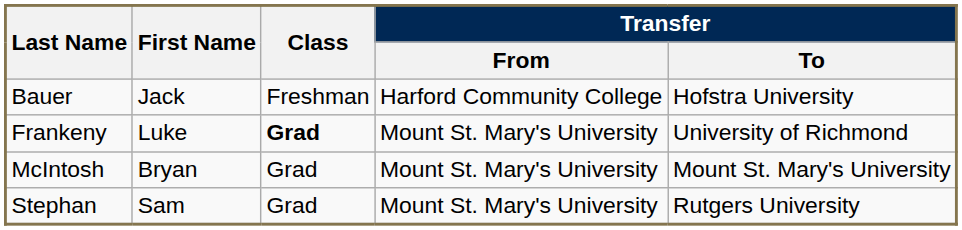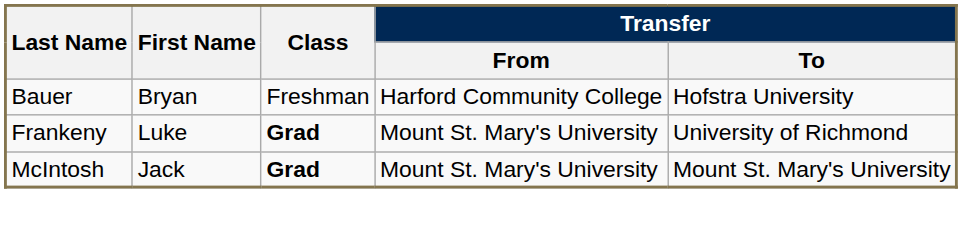(161, 96) Jack -> (168, 96) Bryan
(168, 169) Bryan -> (161, 169) Jack
(292, 169) normal -> (293, 169) bold
- row: (54, 205)
